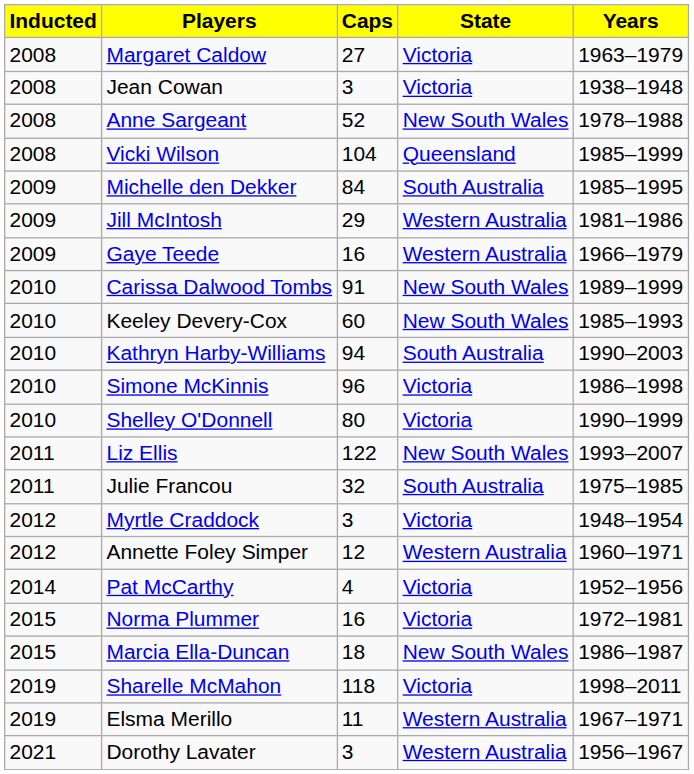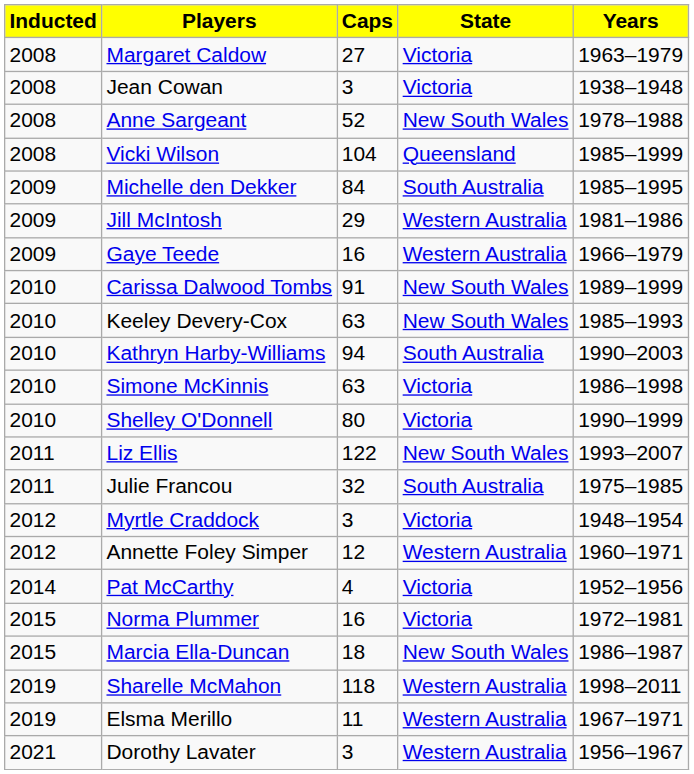(353, 320) 60 -> (353, 320) 63
(353, 386) 96 -> (353, 386) 63
(437, 685) Victoria -> (485, 685) Western Australia
